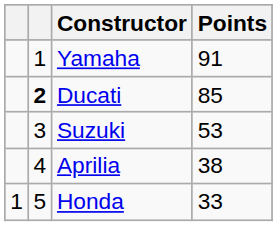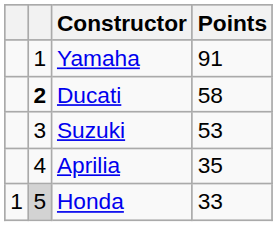(210, 94) 85 -> (210, 94) 58
(210, 166) 38 -> (210, 166) 35
(40, 201) no background -> (40, 201) lightgrey background
